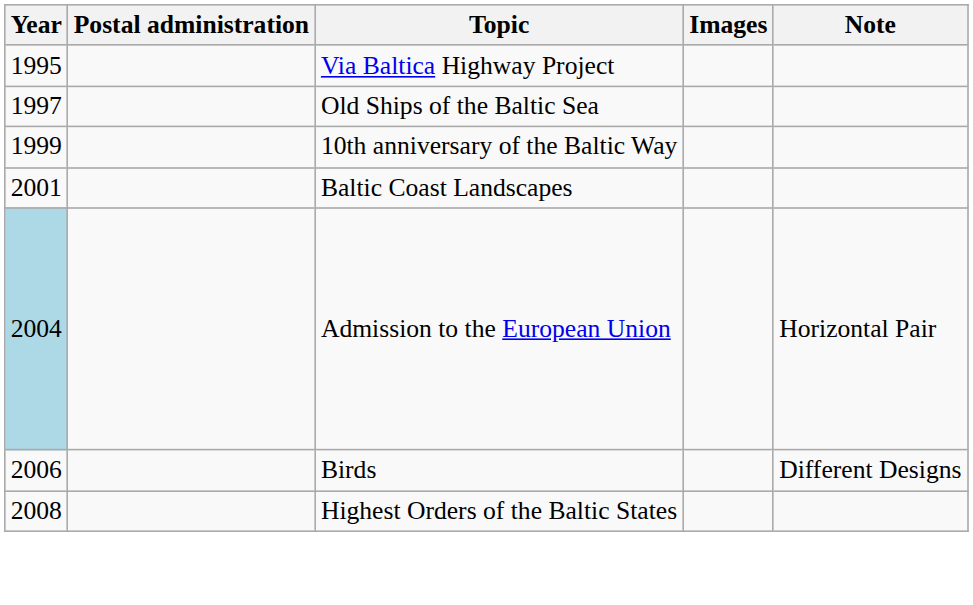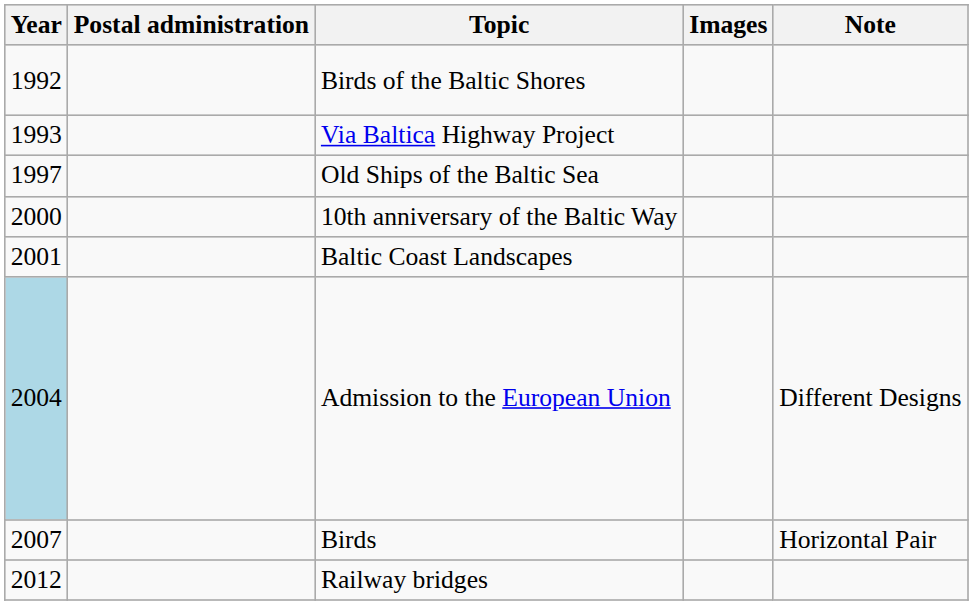+ row: (453, 79)
(36, 65) 1995 -> (36, 134) 1993
(36, 146) 1999 -> (36, 216) 2000
(858, 328) Horizontal Pair -> (870, 398) Different Designs
(36, 470) 2006 -> (36, 539) 2007
(870, 470) Different Designs -> (858, 539) Horizontal Pair
- row: (499, 510)
+ row: (404, 580)
